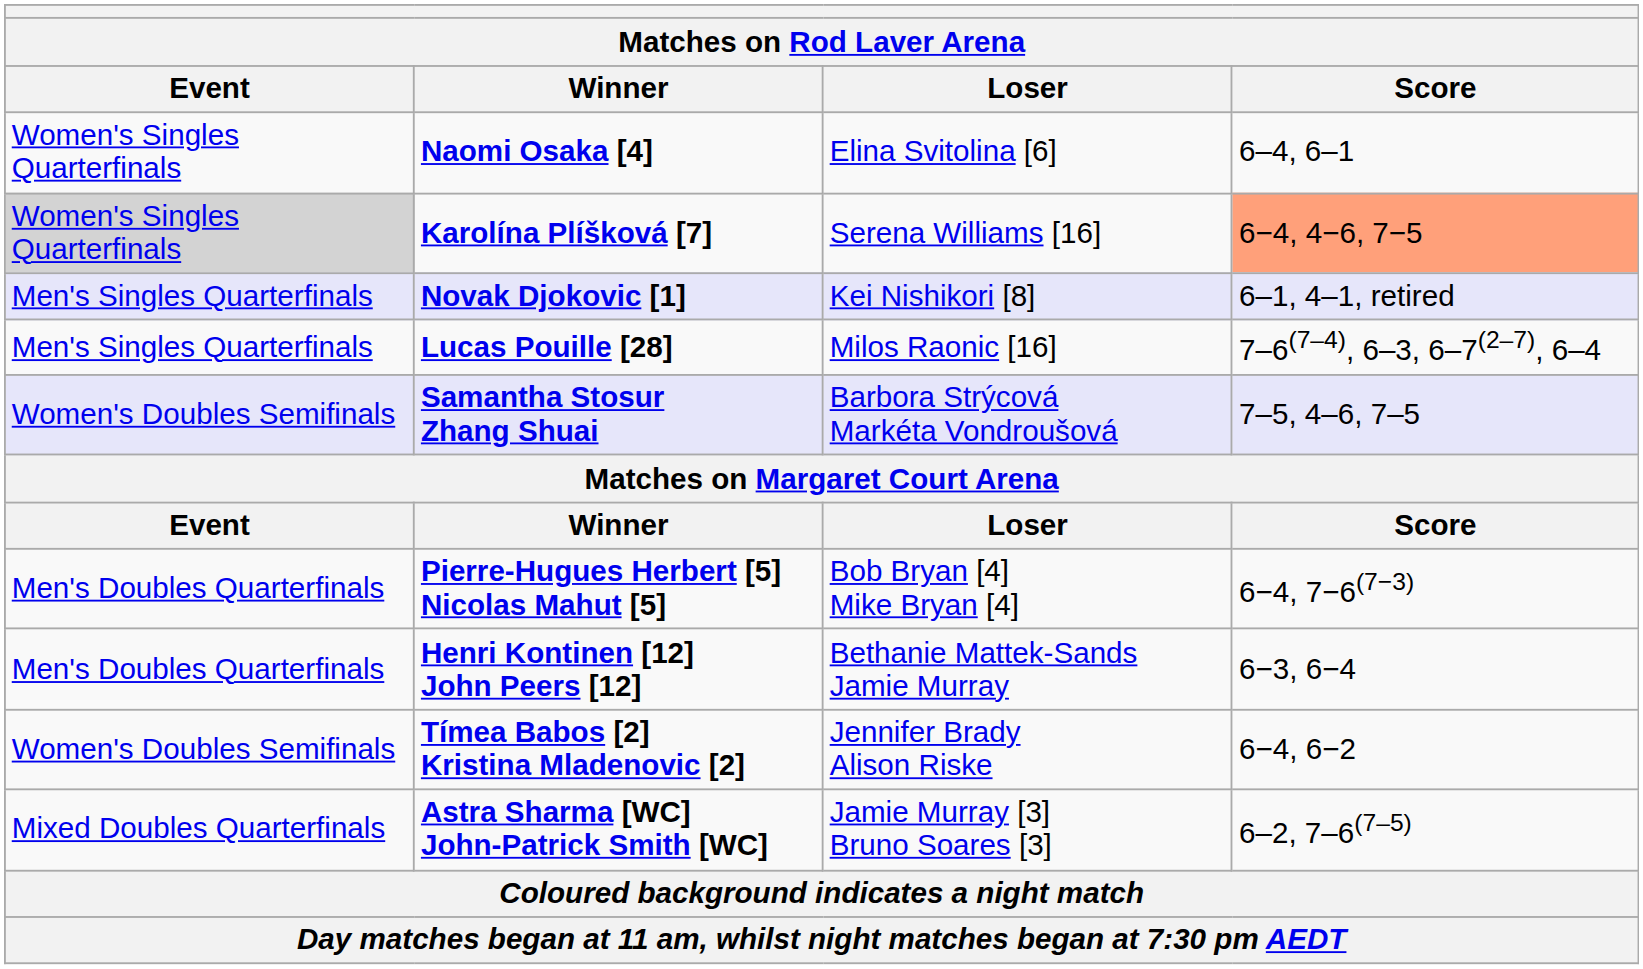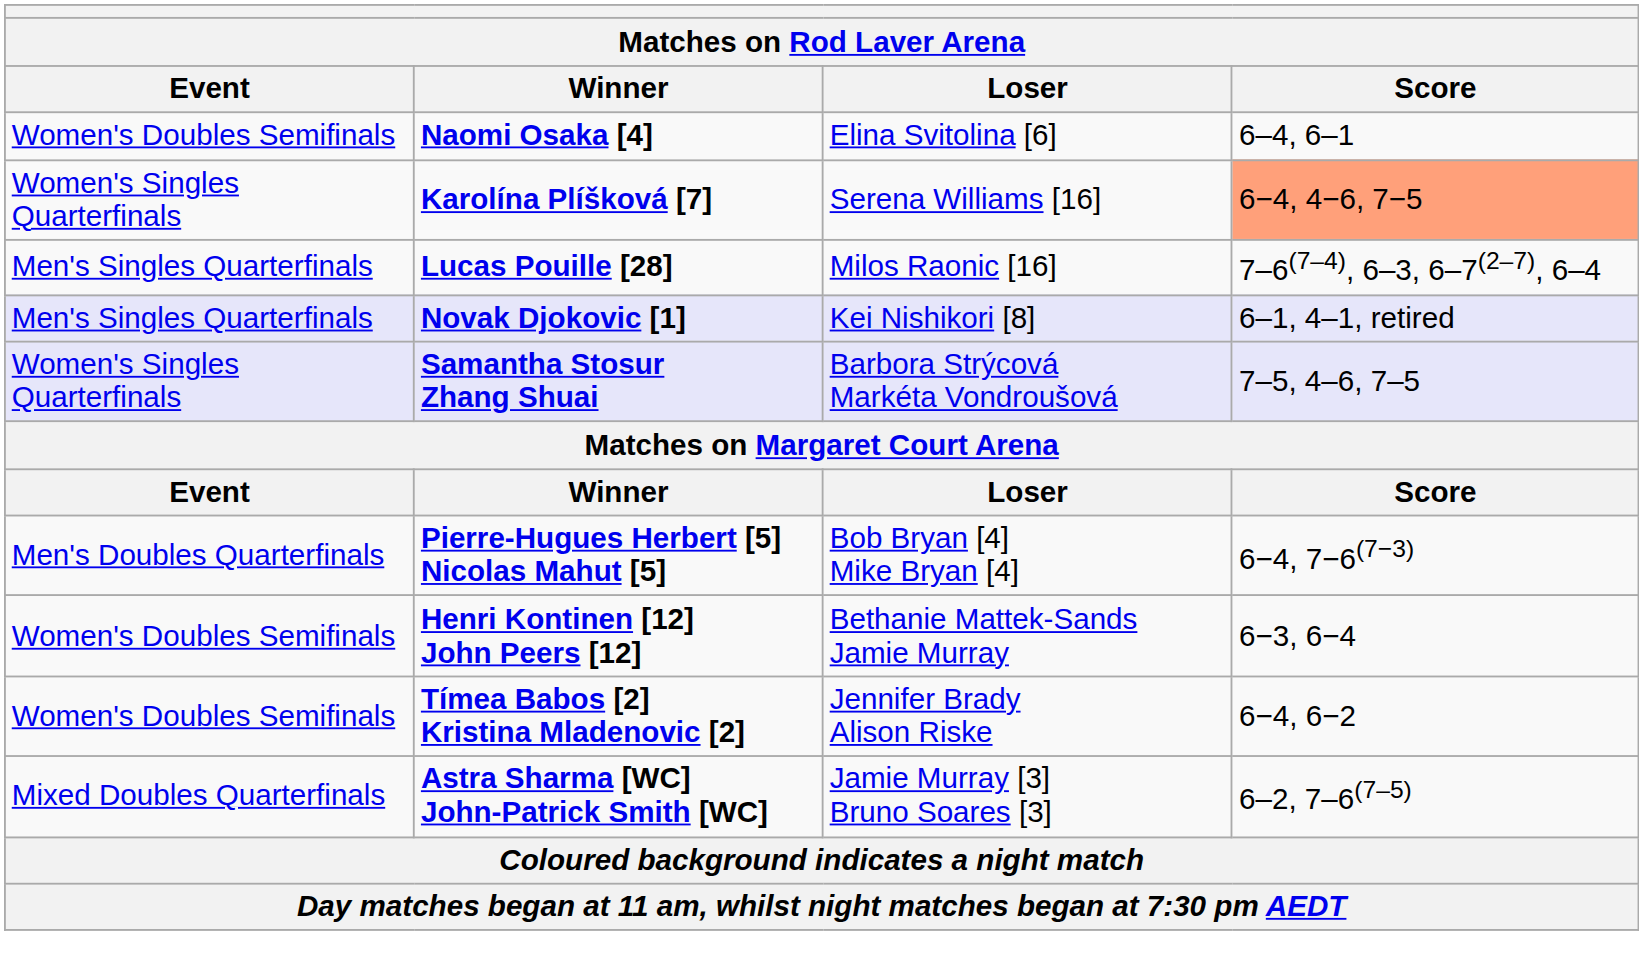(125, 152) Women's Singles Quarterfinals -> (203, 135) Women's Doubles Semifinals
(125, 232) lightgrey background -> (125, 199) no background
rows swapped: (547, 346) <-> (553, 295)
(203, 414) Women's Doubles Semifinals -> (125, 381) Women's Singles Quarterfinals
(198, 668) Men's Doubles Quarterfinals -> (203, 635) Women's Doubles Semifinals
